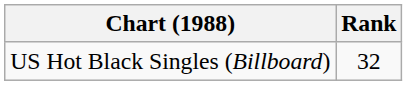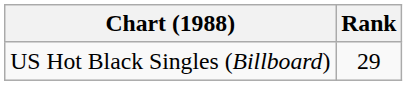(369, 60) 32 -> (369, 60) 29
